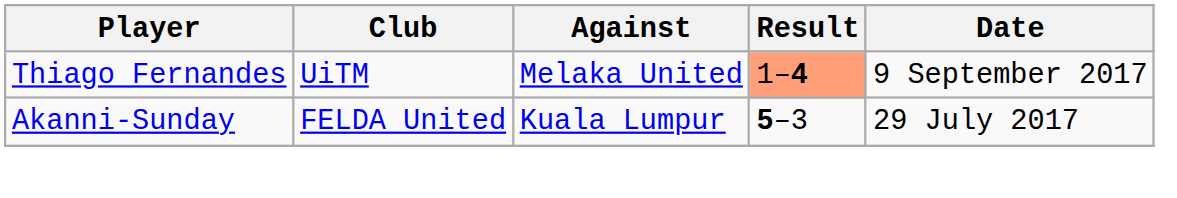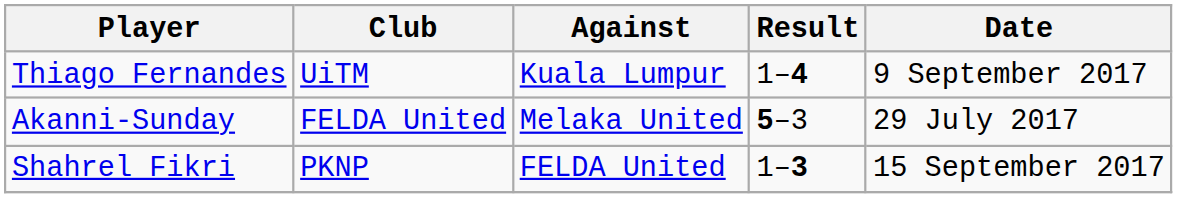(631, 75) Melaka United -> (623, 75) Kuala Lumpur
(791, 75) lightsalmon background -> (791, 75) no background
(623, 122) Kuala Lumpur -> (631, 122) Melaka United
+ row: (123, 168)
